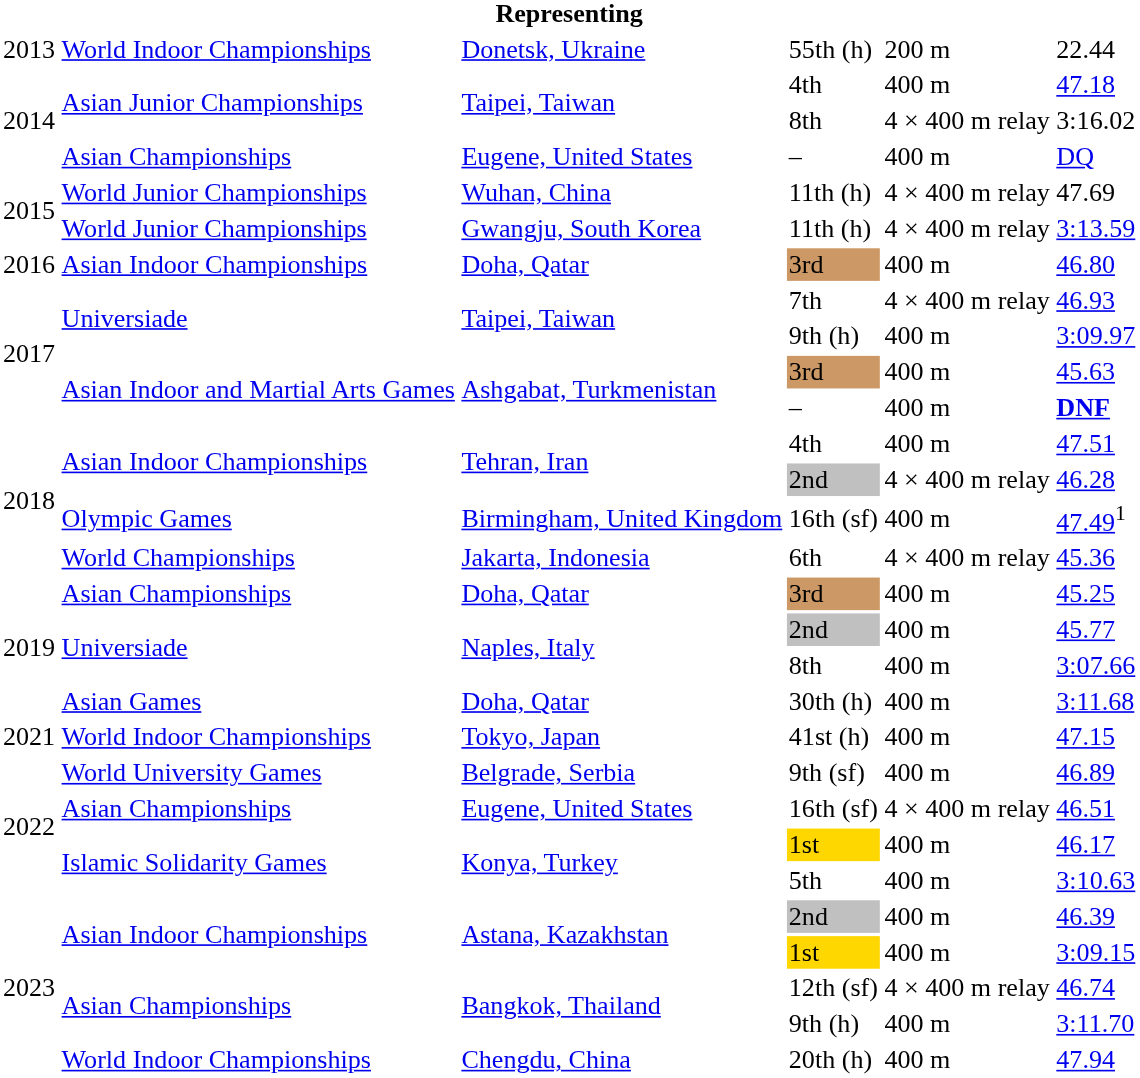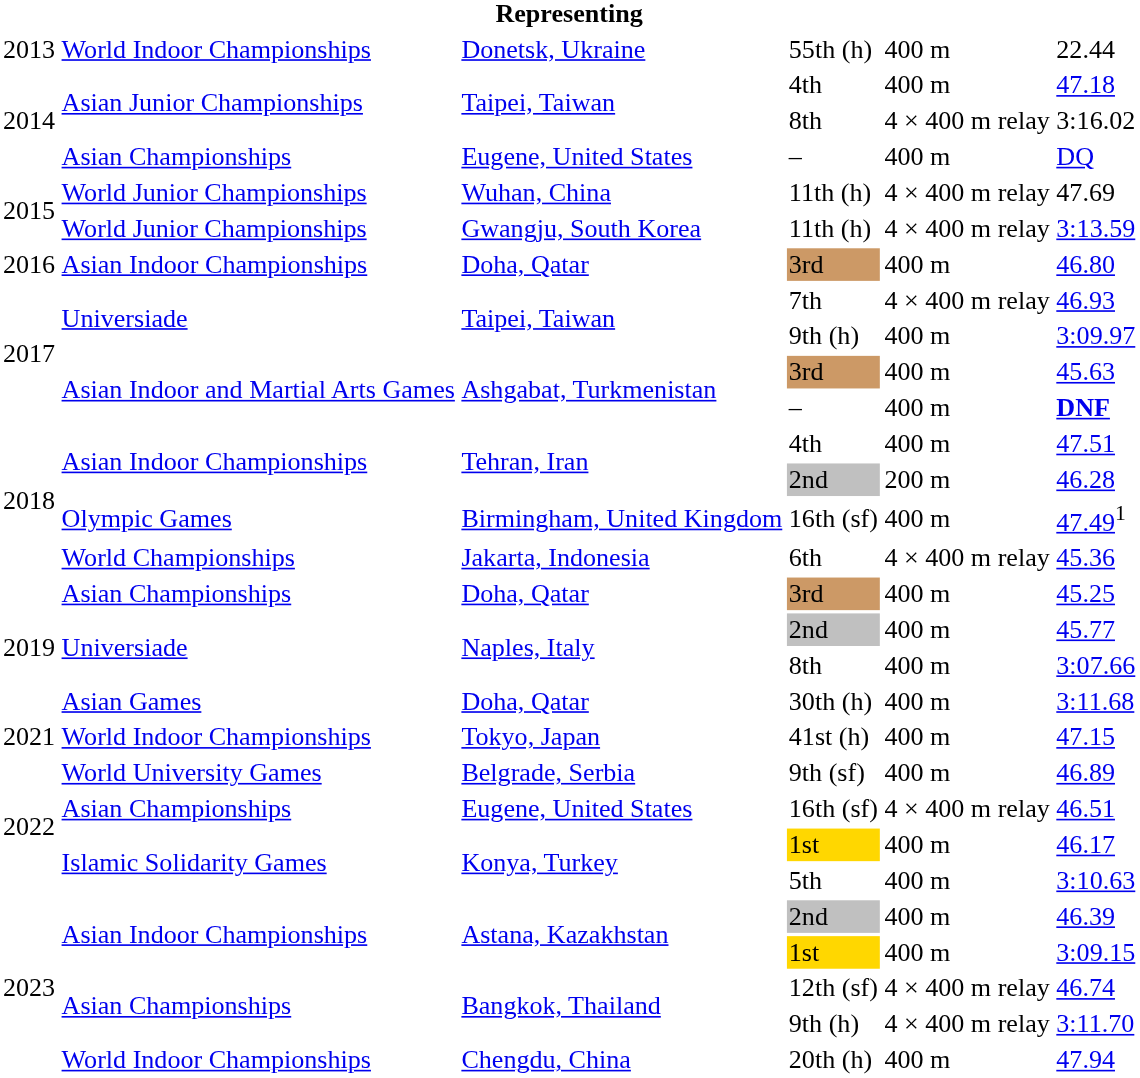(917, 49) 200 m -> (917, 49) 400 m
(967, 479) 4 × 400 m relay -> (917, 479) 200 m
(917, 1024) 400 m -> (967, 1024) 4 × 400 m relay
